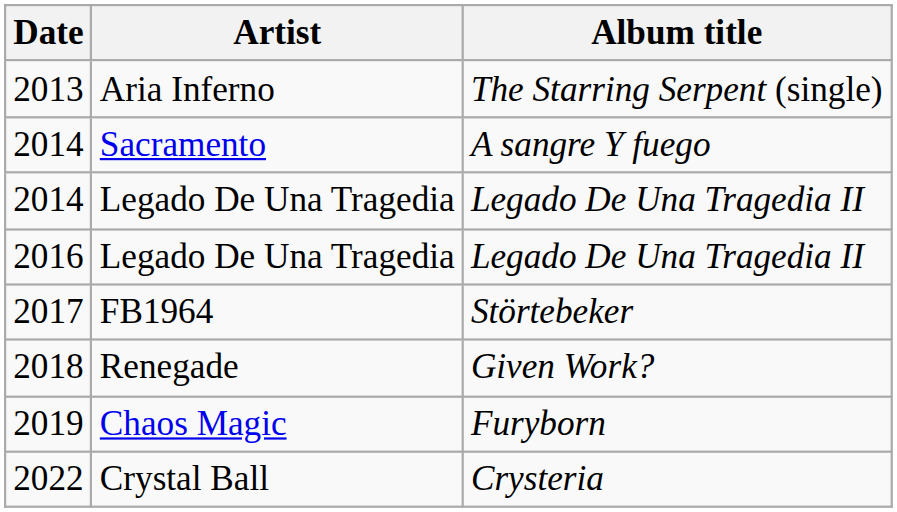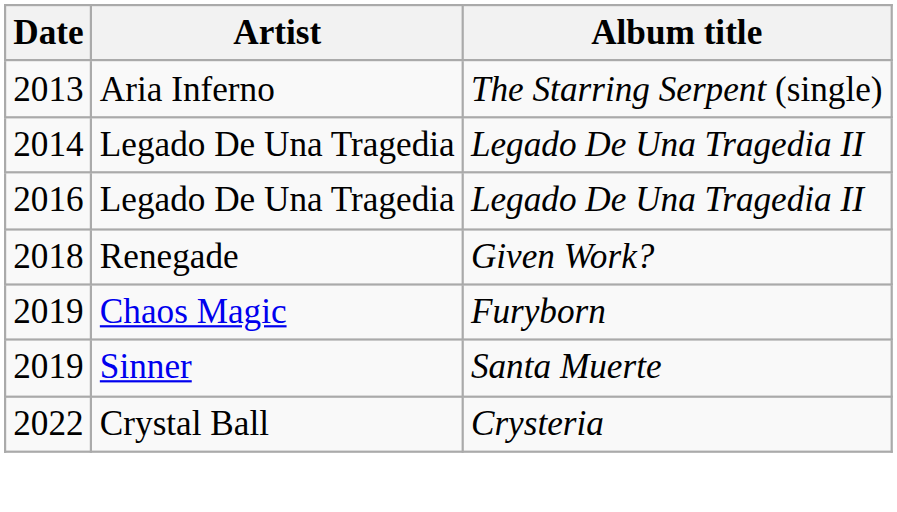- row: (48, 144)
- row: (48, 311)
+ row: (48, 367)
